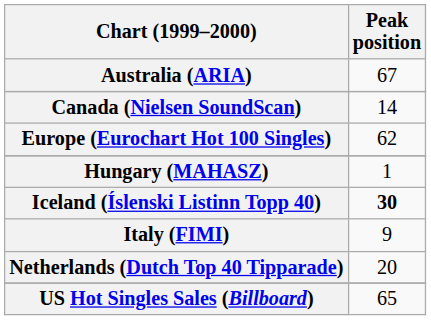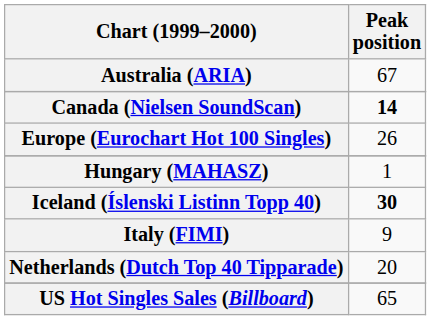(387, 107) normal -> (387, 107) bold
(387, 139) 62 -> (387, 139) 26
